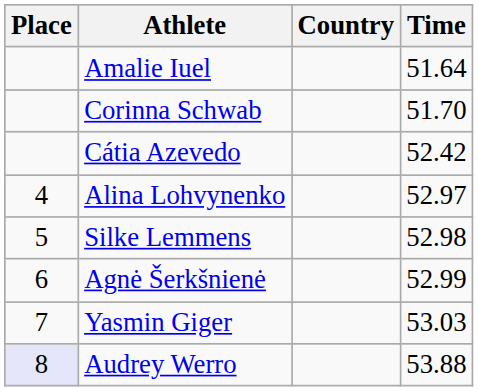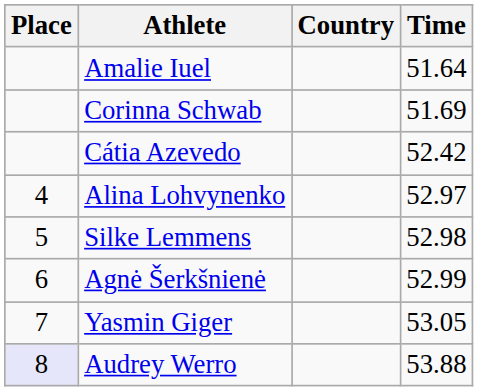(436, 110) 51.70 -> (436, 110) 51.69
(436, 322) 53.03 -> (436, 322) 53.05
